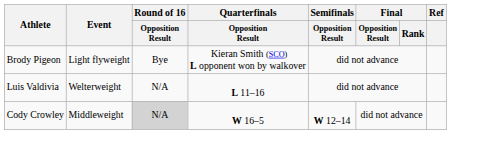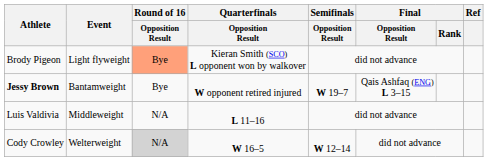(160, 60) no background -> (160, 60) lightsalmon background
+ row: (33, 88)
(95, 88) Welterweight -> (96, 115) Middleweight
(96, 115) Middleweight -> (95, 143) Welterweight
